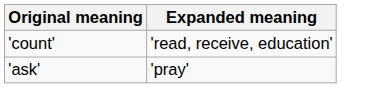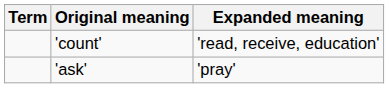+ column: (28, 17)
